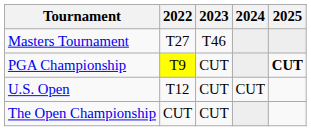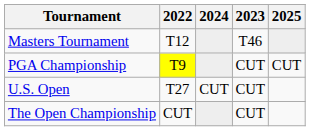columns swapped: (214, 16) <-> (250, 16)
(178, 41) T27 -> (178, 41) T12
(287, 65) bold -> (287, 65) normal
(178, 89) T12 -> (178, 89) T27
